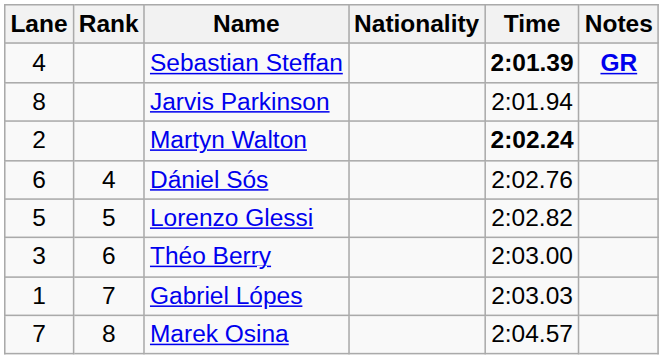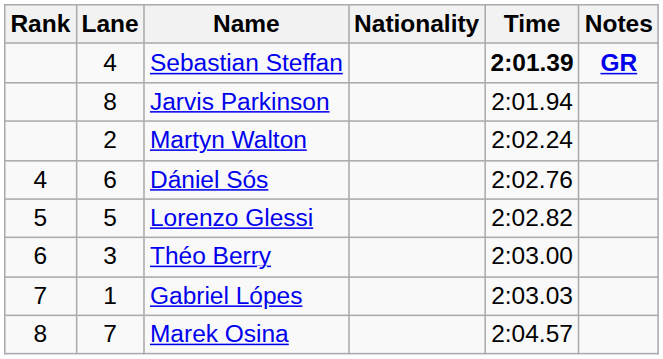columns swapped: (109, 23) <-> (39, 23)
(532, 140) bold -> (532, 140) normal
